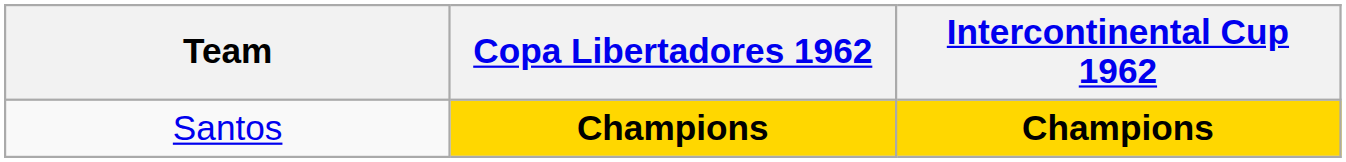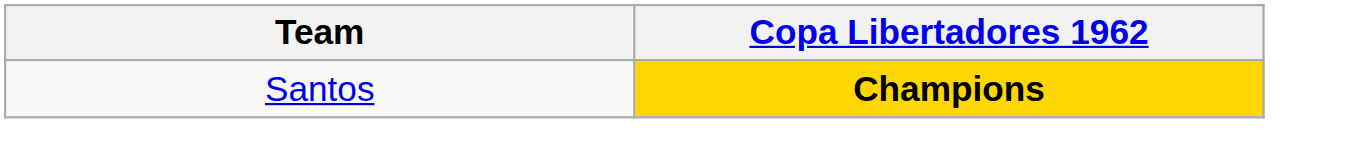- column: (1118, 52)
